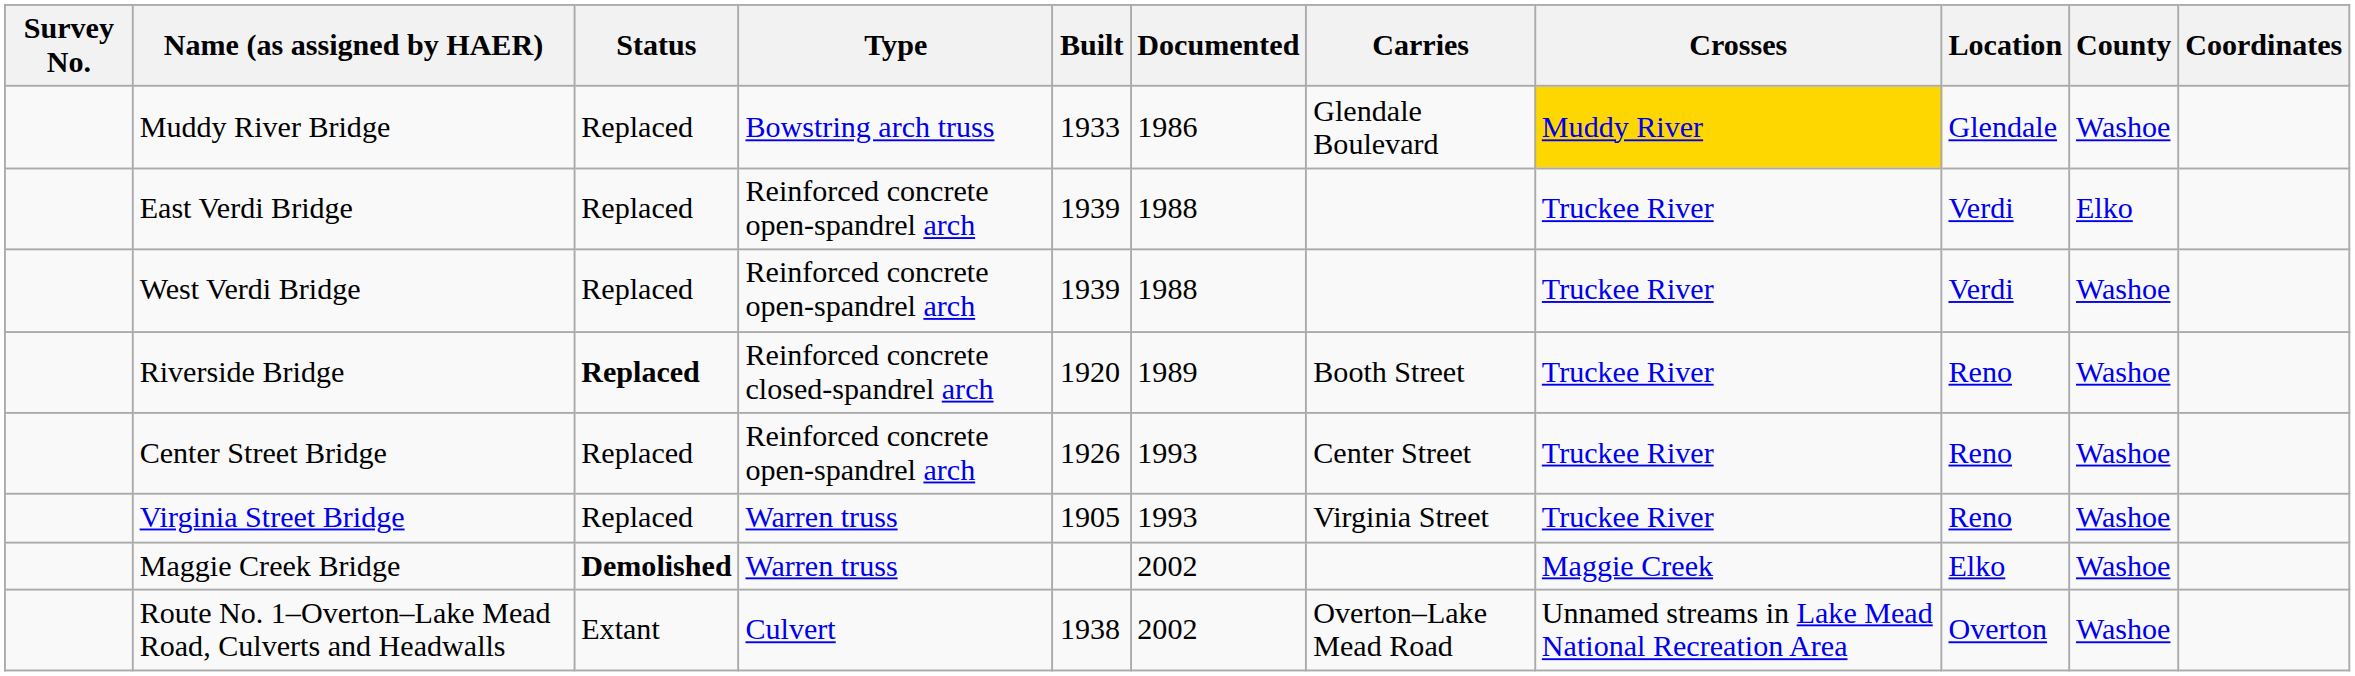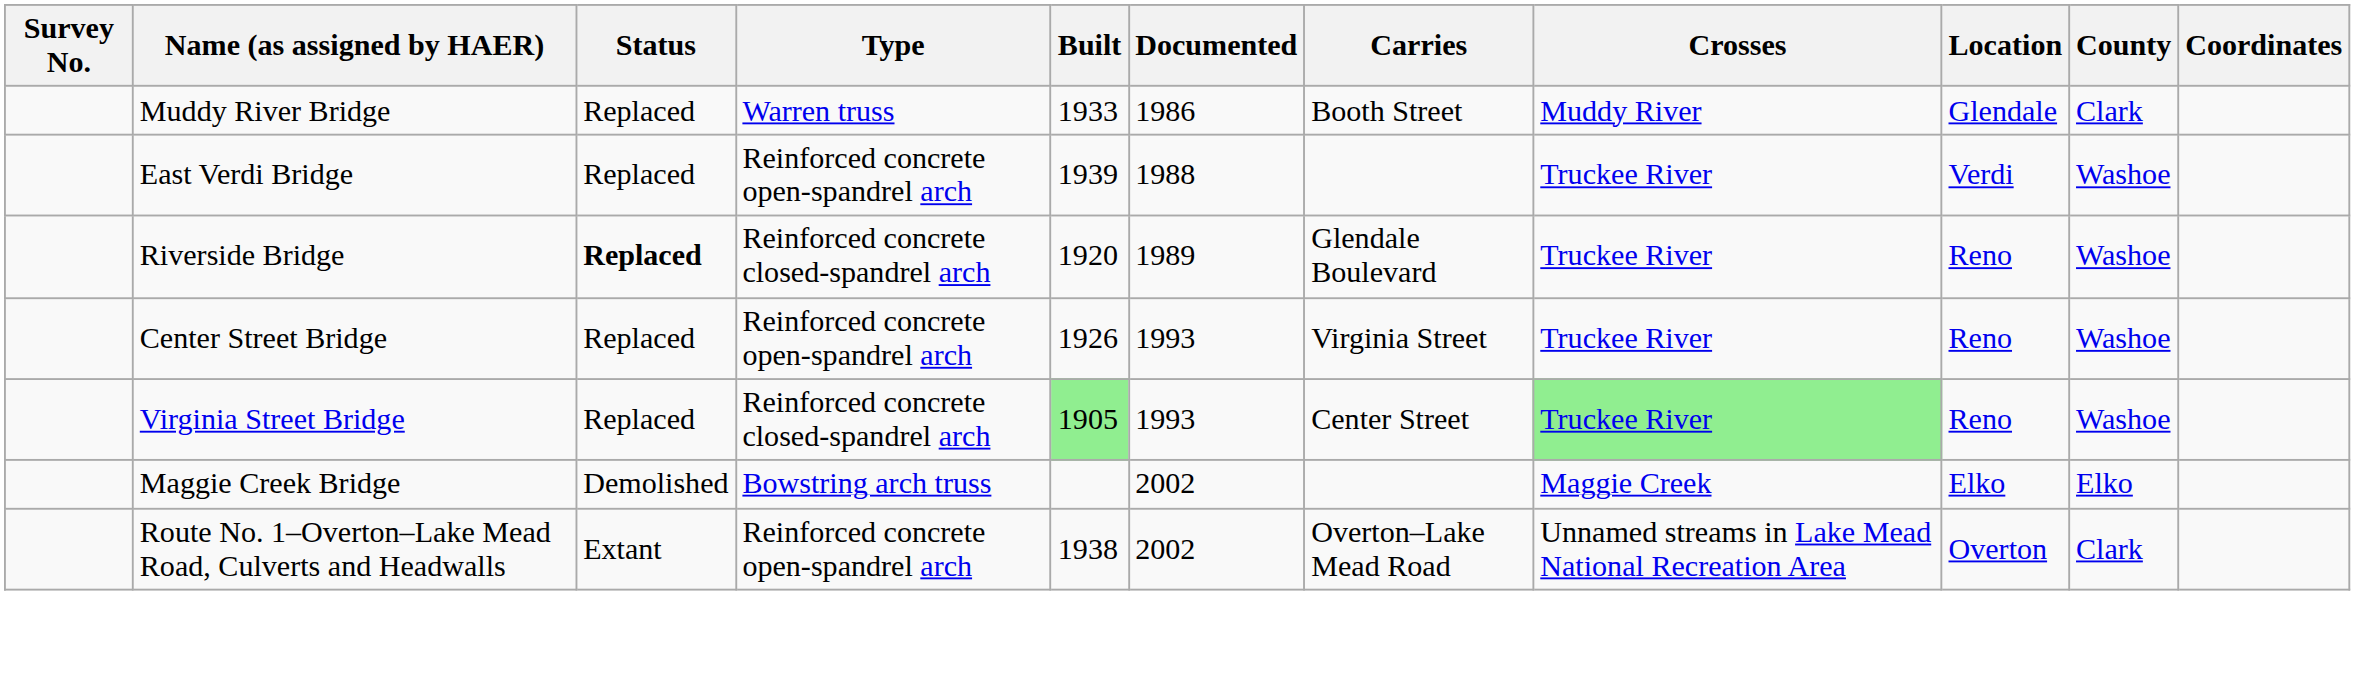(870, 126) Bowstring arch truss -> (818, 109) Warren truss
(1376, 126) Glendale Boulevard -> (1387, 109) Booth Street
(1622, 126) gold background -> (1621, 109) no background
(2123, 126) Washoe -> (2109, 109) Clark
(2104, 208) Elko -> (2123, 174) Washoe
- row: (250, 289)
(1389, 371) Booth Street -> (1374, 256) Glendale Boulevard
(1392, 452) Center Street -> (1399, 337) Virginia Street
(822, 517) Warren truss -> (866, 419) Reinforced concrete closed-spandrel arch
(1090, 517) no background -> (1088, 419) lightgreen background
(1401, 517) Virginia Street -> (1390, 419) Center Street
(1628, 517) no background -> (1626, 419) lightgreen background
(656, 565) bold -> (656, 483) normal
(822, 565) Warren truss -> (867, 483) Bowstring arch truss
(2123, 565) Washoe -> (2104, 483) Elko
(791, 629) Culvert -> (864, 548) Reinforced concrete open-spandrel arch
(2123, 629) Washoe -> (2109, 548) Clark
